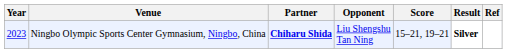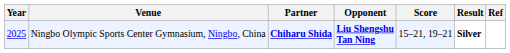(16, 34) 2023 -> (16, 34) 2025
(364, 34) normal -> (365, 34) bold
